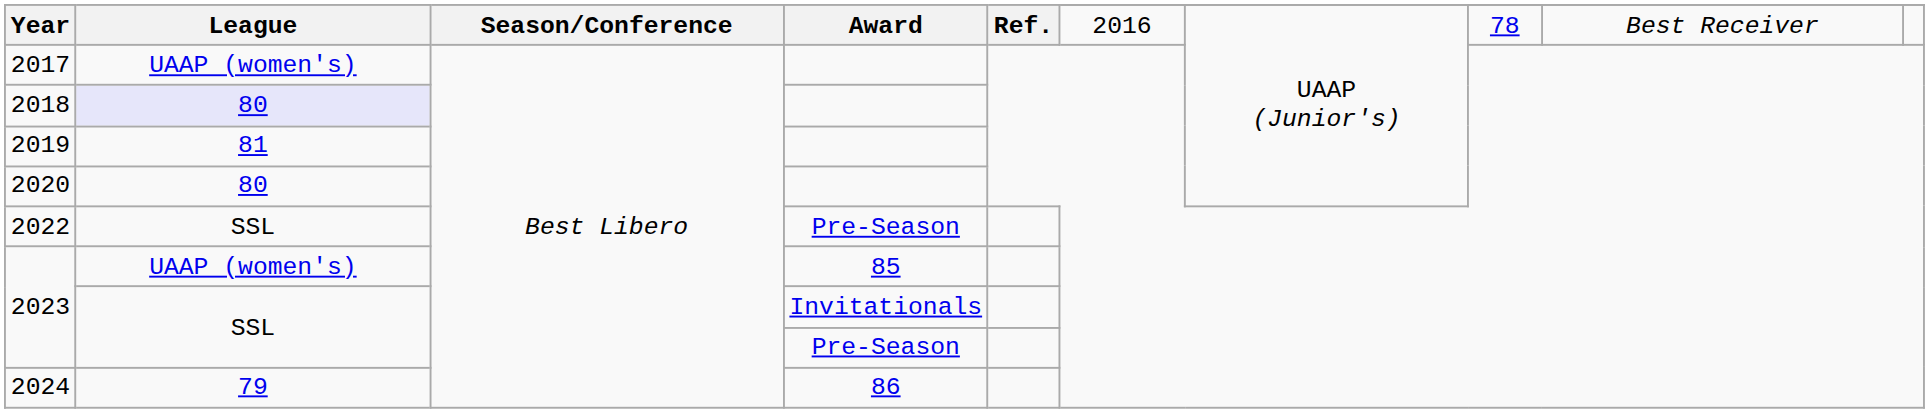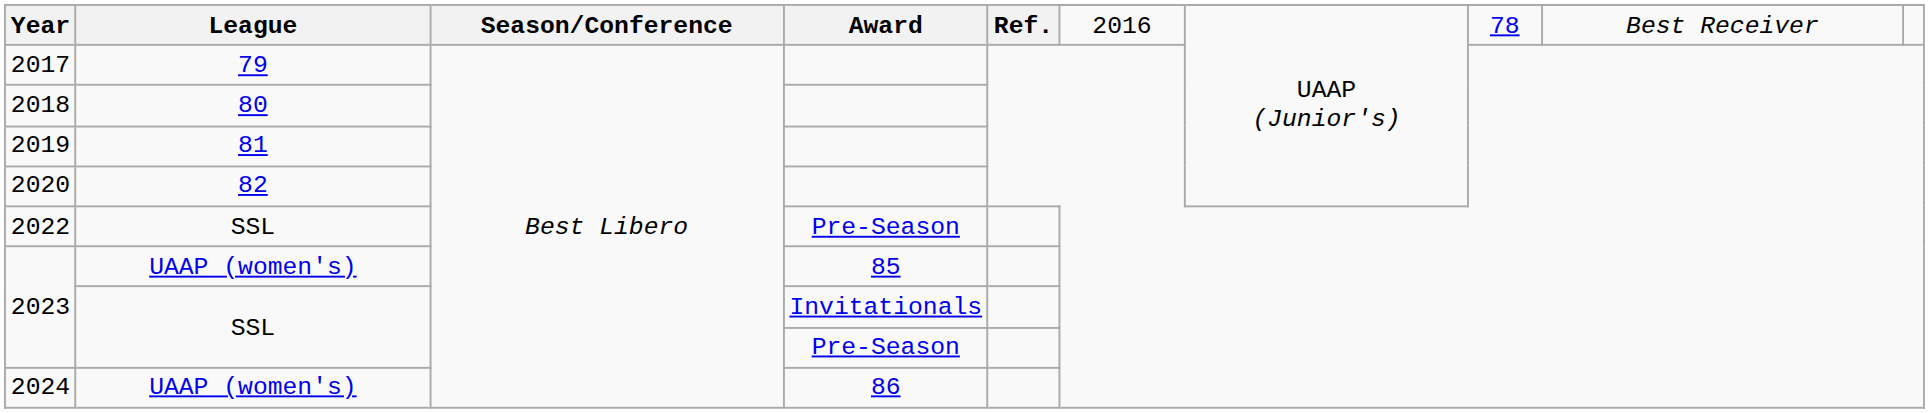(253, 65) UAAP (women's) -> (253, 65) 79
(253, 106) lavender background -> (253, 106) no background
(253, 186) 80 -> (253, 186) 82
(253, 387) 79 -> (253, 387) UAAP (women's)
